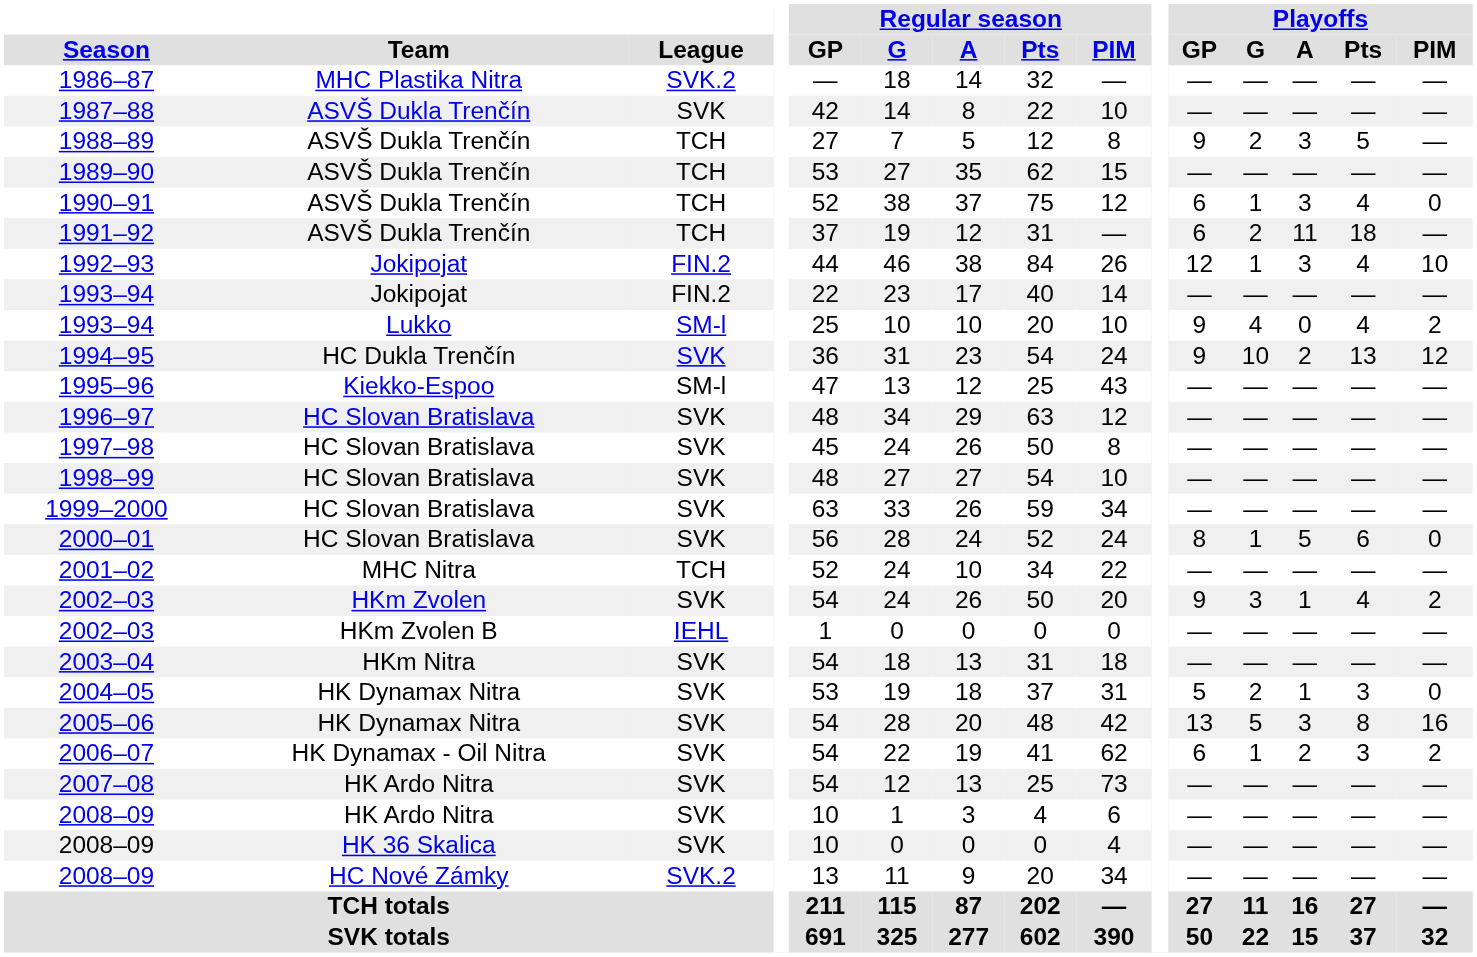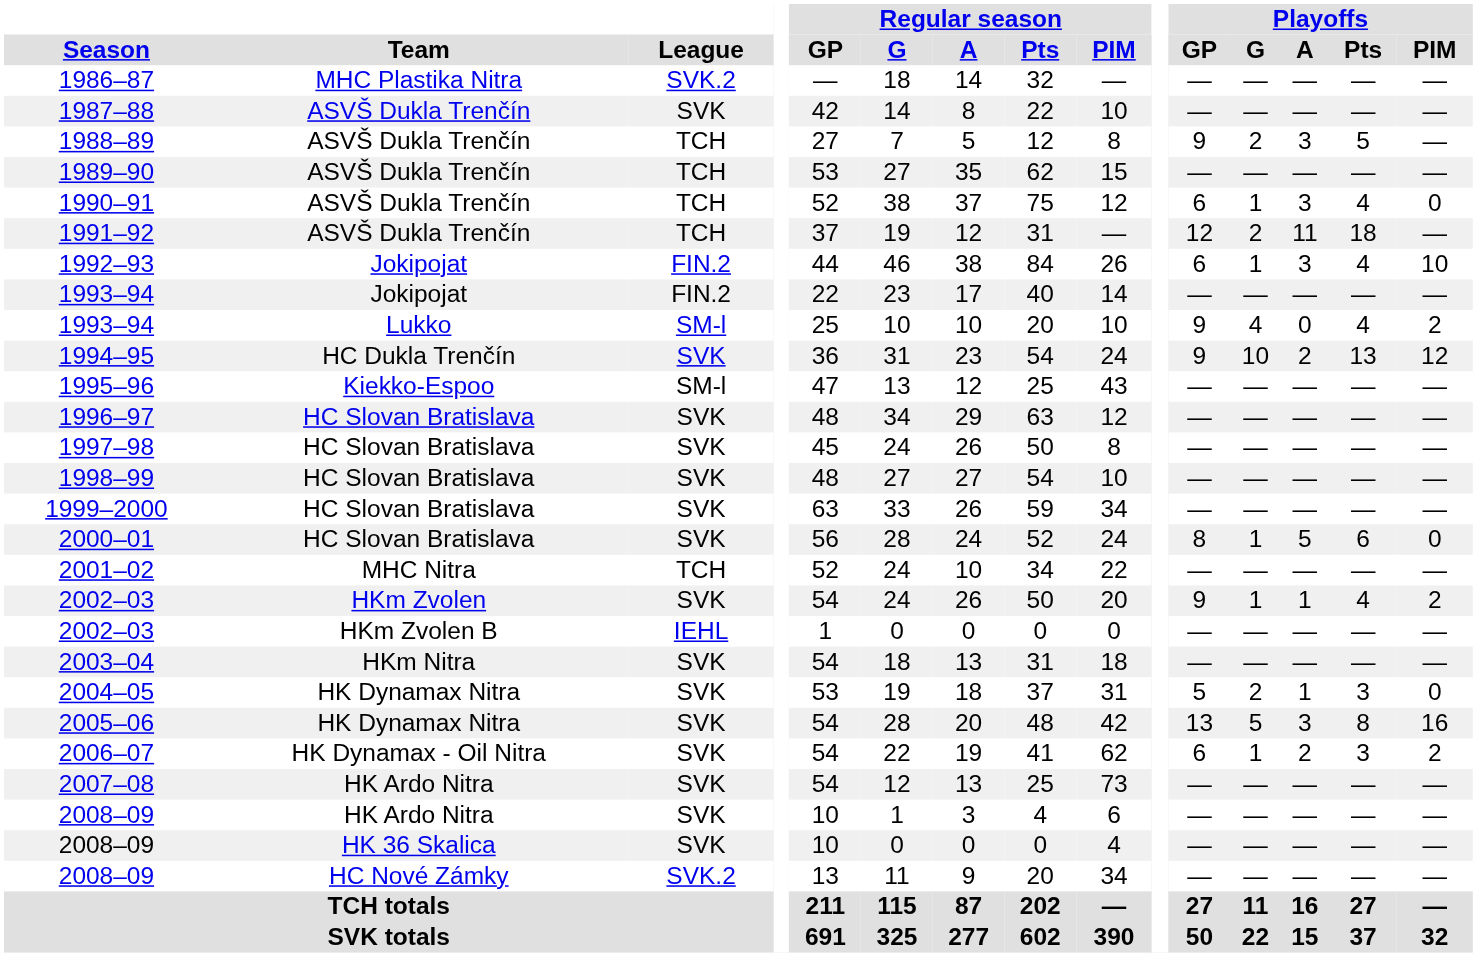(1199, 233) 6 -> (1199, 233) 12
(1199, 263) 12 -> (1199, 263) 6
(1255, 600) 3 -> (1255, 600) 1
